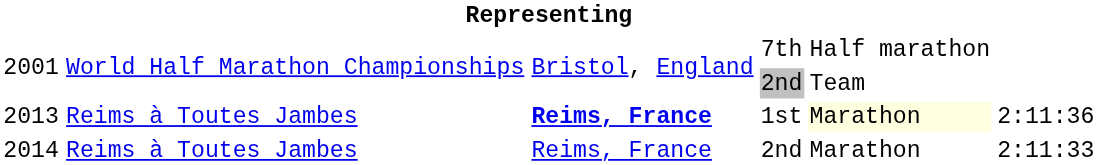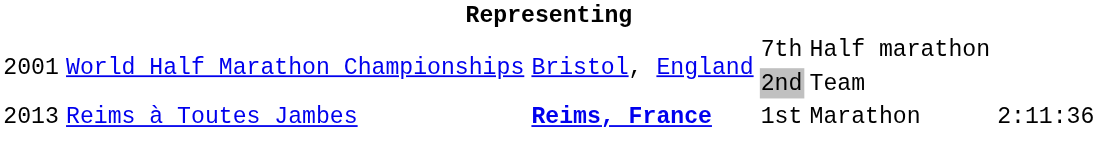(865, 117) lightyellow background -> (865, 117) no background
- row: (31, 151)
